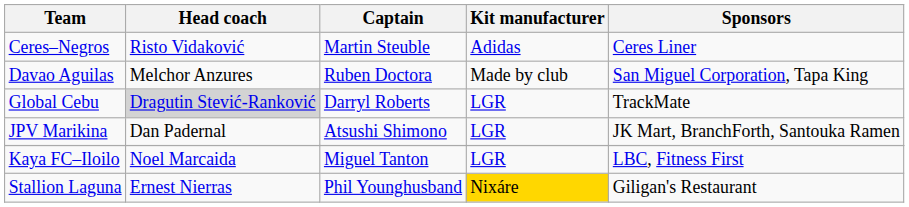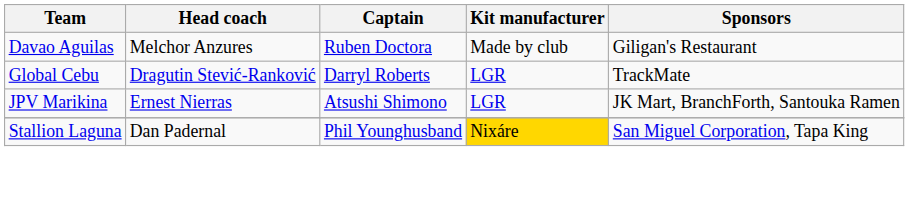- row: (59, 46)
(741, 74) San Miguel Corporation, Tapa King -> (685, 46) Giligan's Restaurant
(223, 103) lightgrey background -> (223, 74) no background
(178, 131) Dan Padernal -> (181, 103) Ernest Nierras
- row: (64, 159)
(181, 187) Ernest Nierras -> (178, 131) Dan Padernal
(685, 187) Giligan's Restaurant -> (741, 131) San Miguel Corporation, Tapa King
